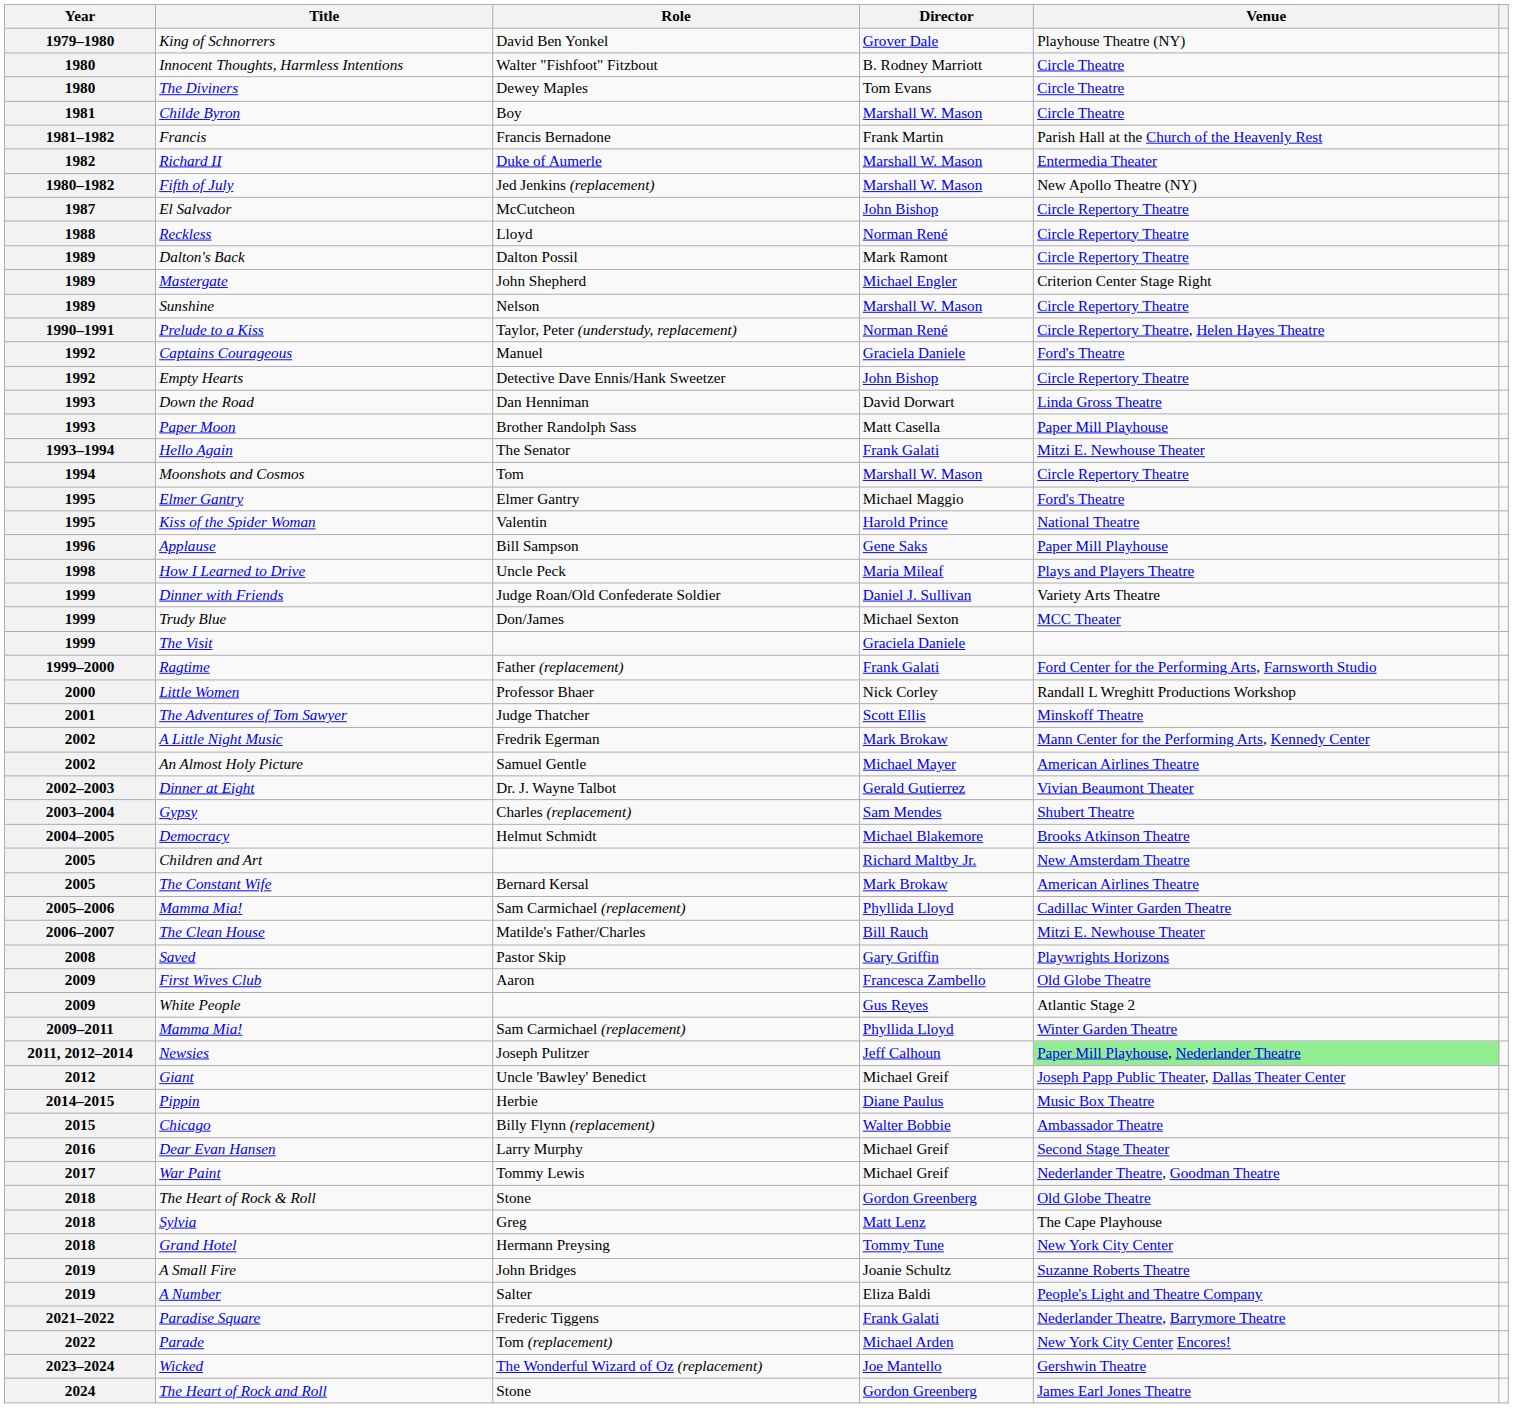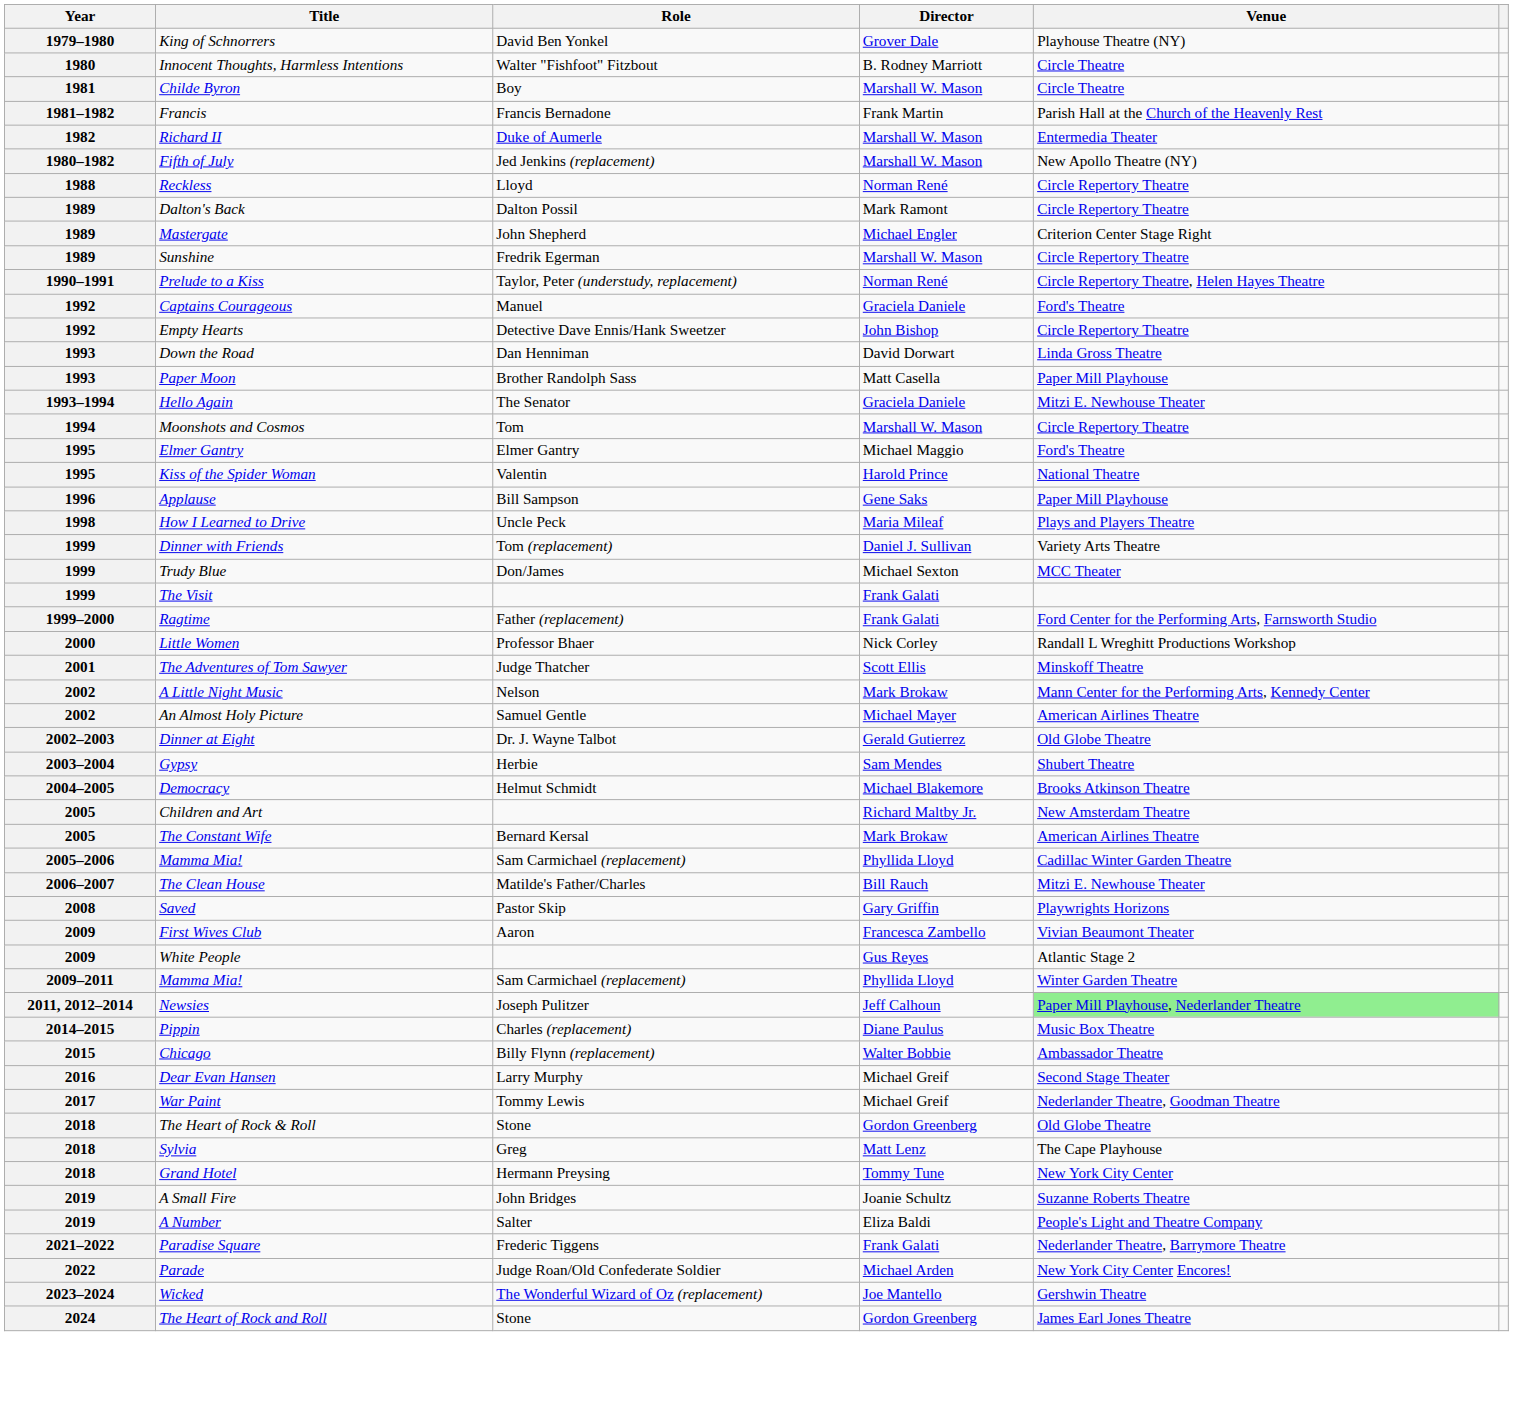- row: (80, 88)
- row: (80, 209)
(518, 305) Nelson -> (548, 257) Fredrik Egerman
(901, 450) Frank Galati -> (914, 402) Graciela Daniele
(608, 595) Judge Roan/Old Confederate Soldier -> (554, 546) Tom (replacement)
(914, 643) Graciela Daniele -> (901, 595) Frank Galati
(548, 739) Fredrik Egerman -> (518, 691) Nelson
(1115, 787) Vivian Beaumont Theater -> (1094, 739) Old Globe Theatre
(564, 812) Charles (replacement) -> (517, 763) Herbie
(1094, 980) Old Globe Theatre -> (1115, 932) Vivian Beaumont Theater
- row: (80, 1077)
(517, 1101) Herbie -> (564, 1029) Charles (replacement)
(554, 1342) Tom (replacement) -> (608, 1270) Judge Roan/Old Confederate Soldier
